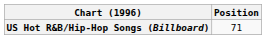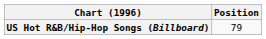(236, 27) 71 -> (236, 27) 79
